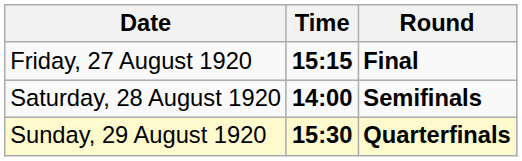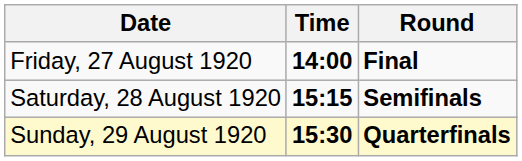(322, 60) 15:15 -> (322, 60) 14:00
(322, 98) 14:00 -> (322, 98) 15:15
